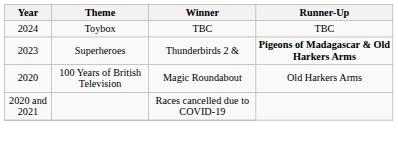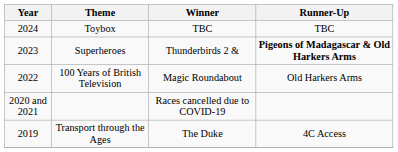(28, 78) 2020 -> (28, 78) 2022
+ row: (100, 134)
